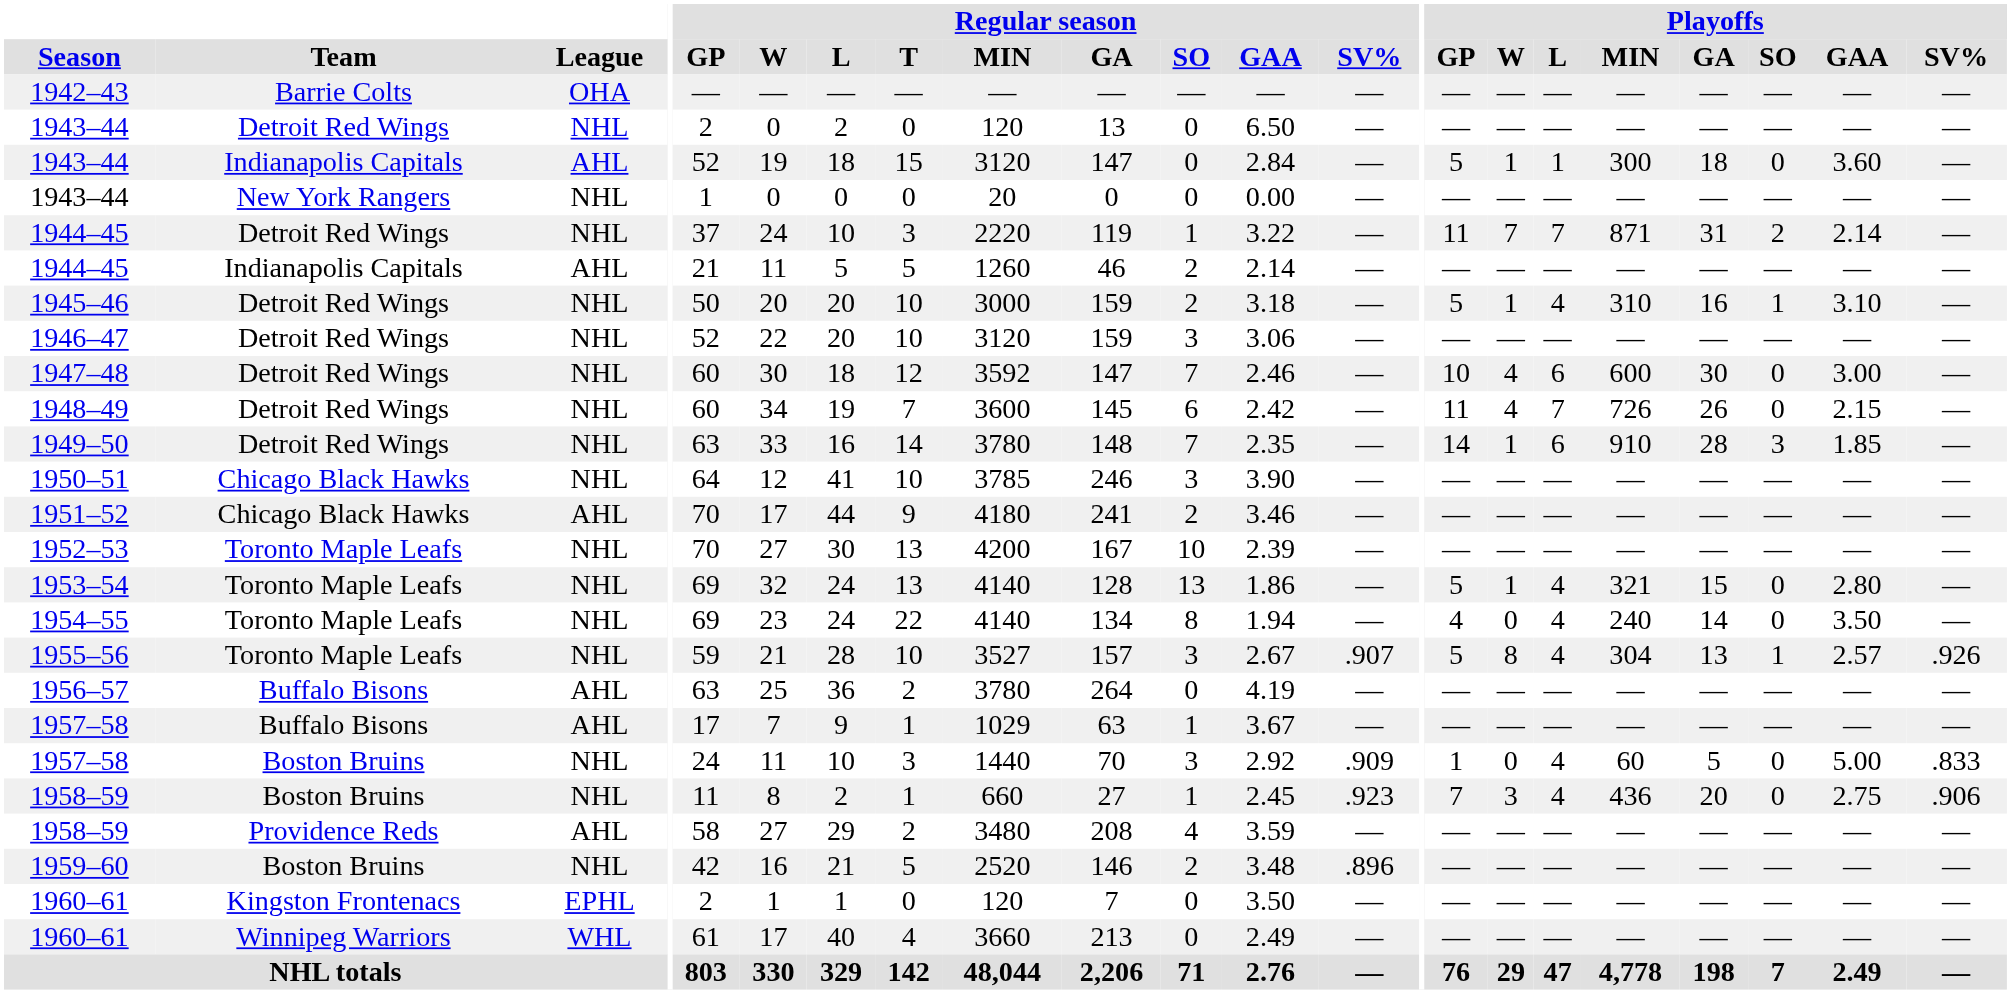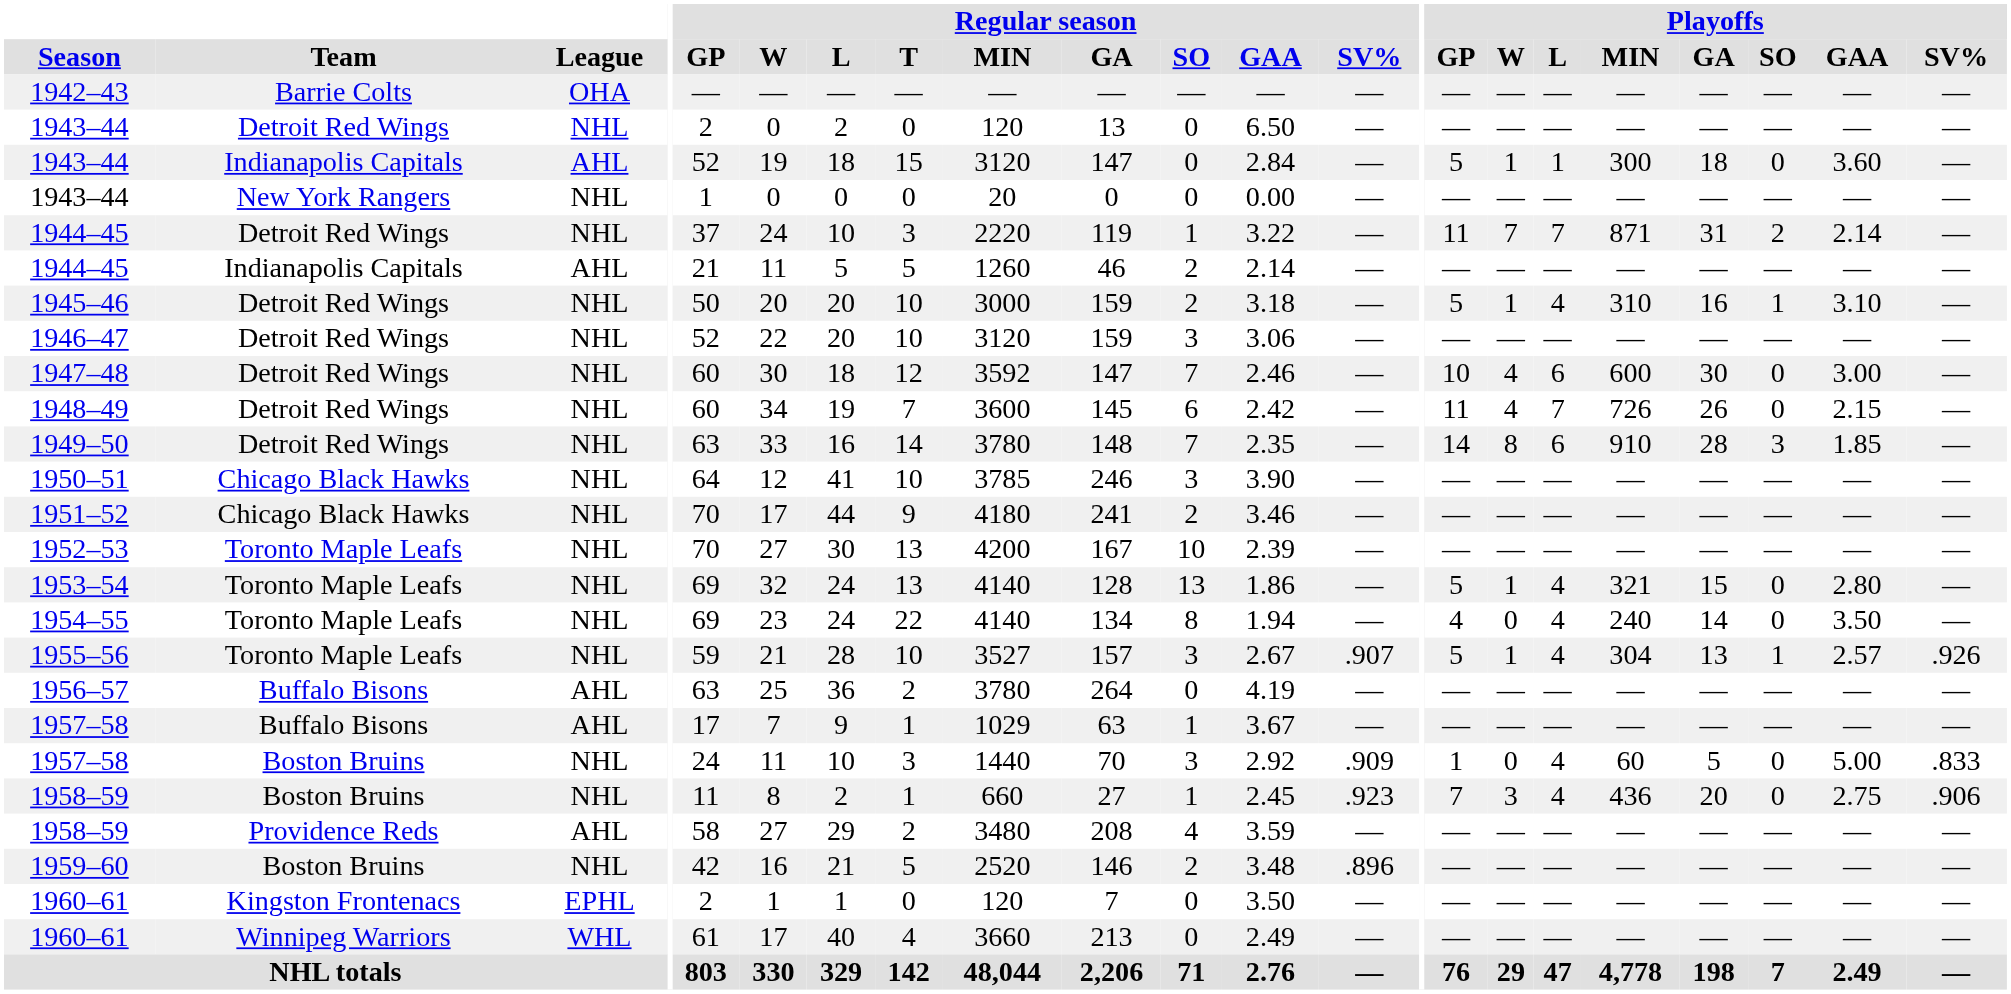(1511, 443) 1 -> (1511, 443) 8
(599, 514) AHL -> (599, 514) NHL
(1511, 654) 8 -> (1511, 654) 1
